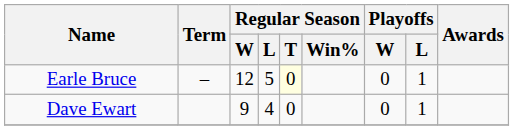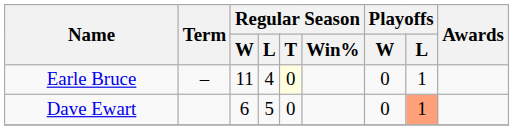(244, 79) 12 -> (244, 79) 11
(269, 79) 5 -> (269, 79) 4
(244, 109) 9 -> (244, 109) 6
(269, 109) 4 -> (269, 109) 5
(422, 109) no background -> (422, 109) lightsalmon background
